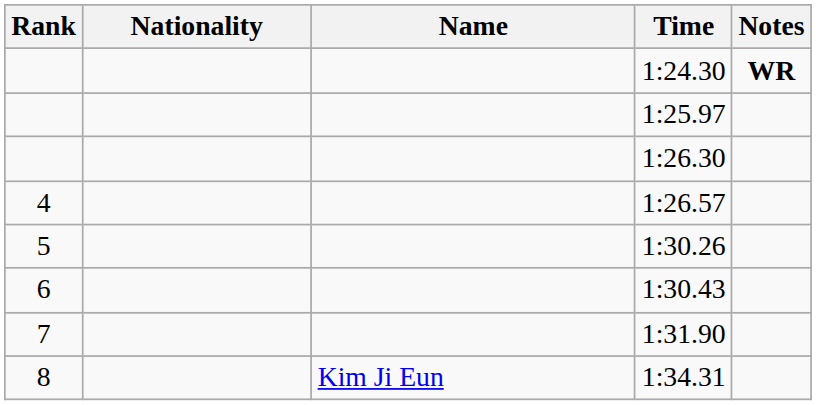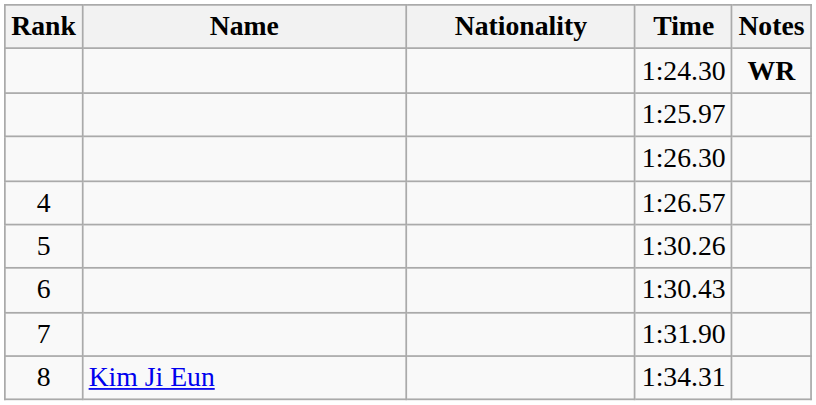columns swapped: (473, 26) <-> (197, 26)
